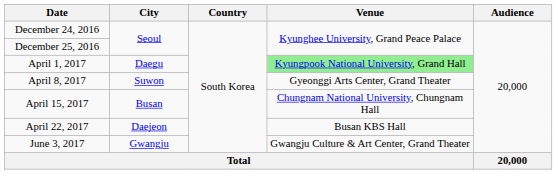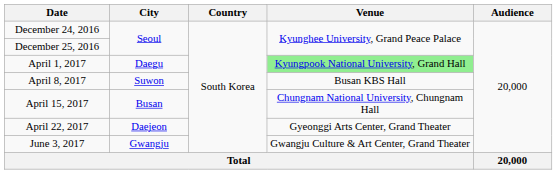(370, 81) Gyeonggi Arts Center, Grand Theater -> (370, 81) Busan KBS Hall
(370, 127) Busan KBS Hall -> (370, 127) Gyeonggi Arts Center, Grand Theater
